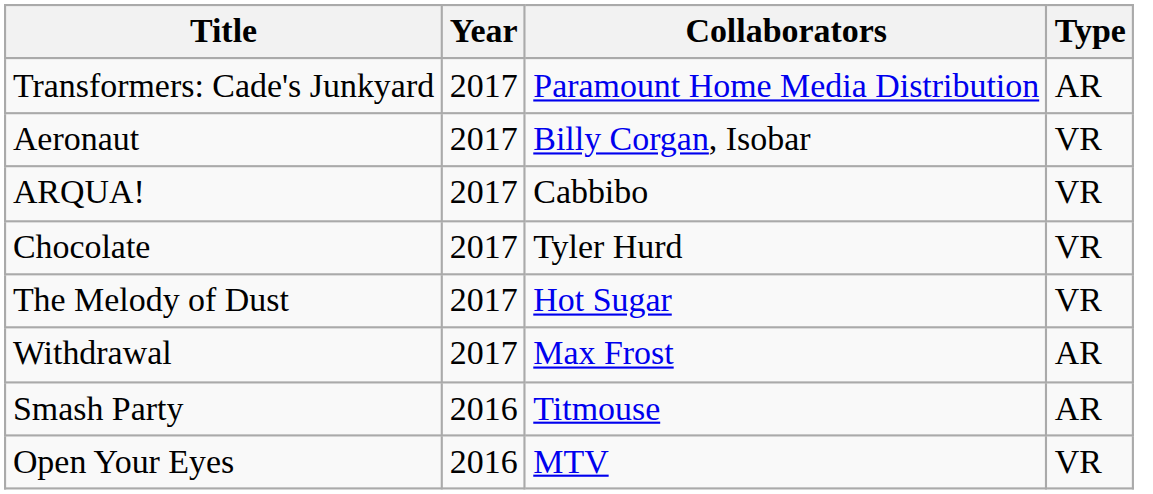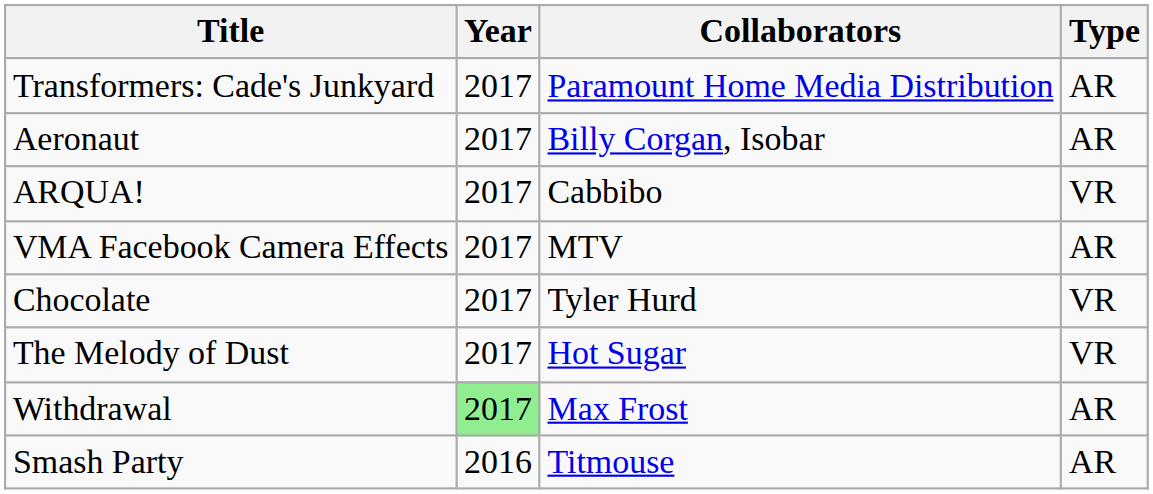(1078, 138) VR -> (1093, 138) AR
+ row: (231, 246)
(484, 354) no background -> (498, 407) lightgreen background
- row: (124, 461)
